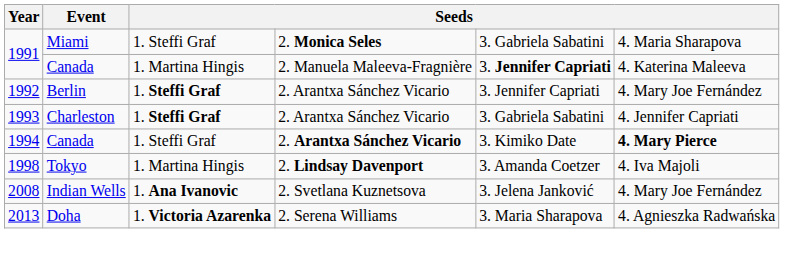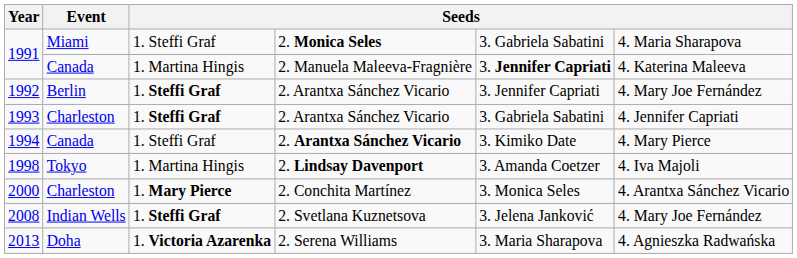(667, 141) bold -> (664, 141) normal
+ row: (24, 191)
(185, 191) 1. Ana Ivanovic -> (177, 215) 1. Steffi Graf
